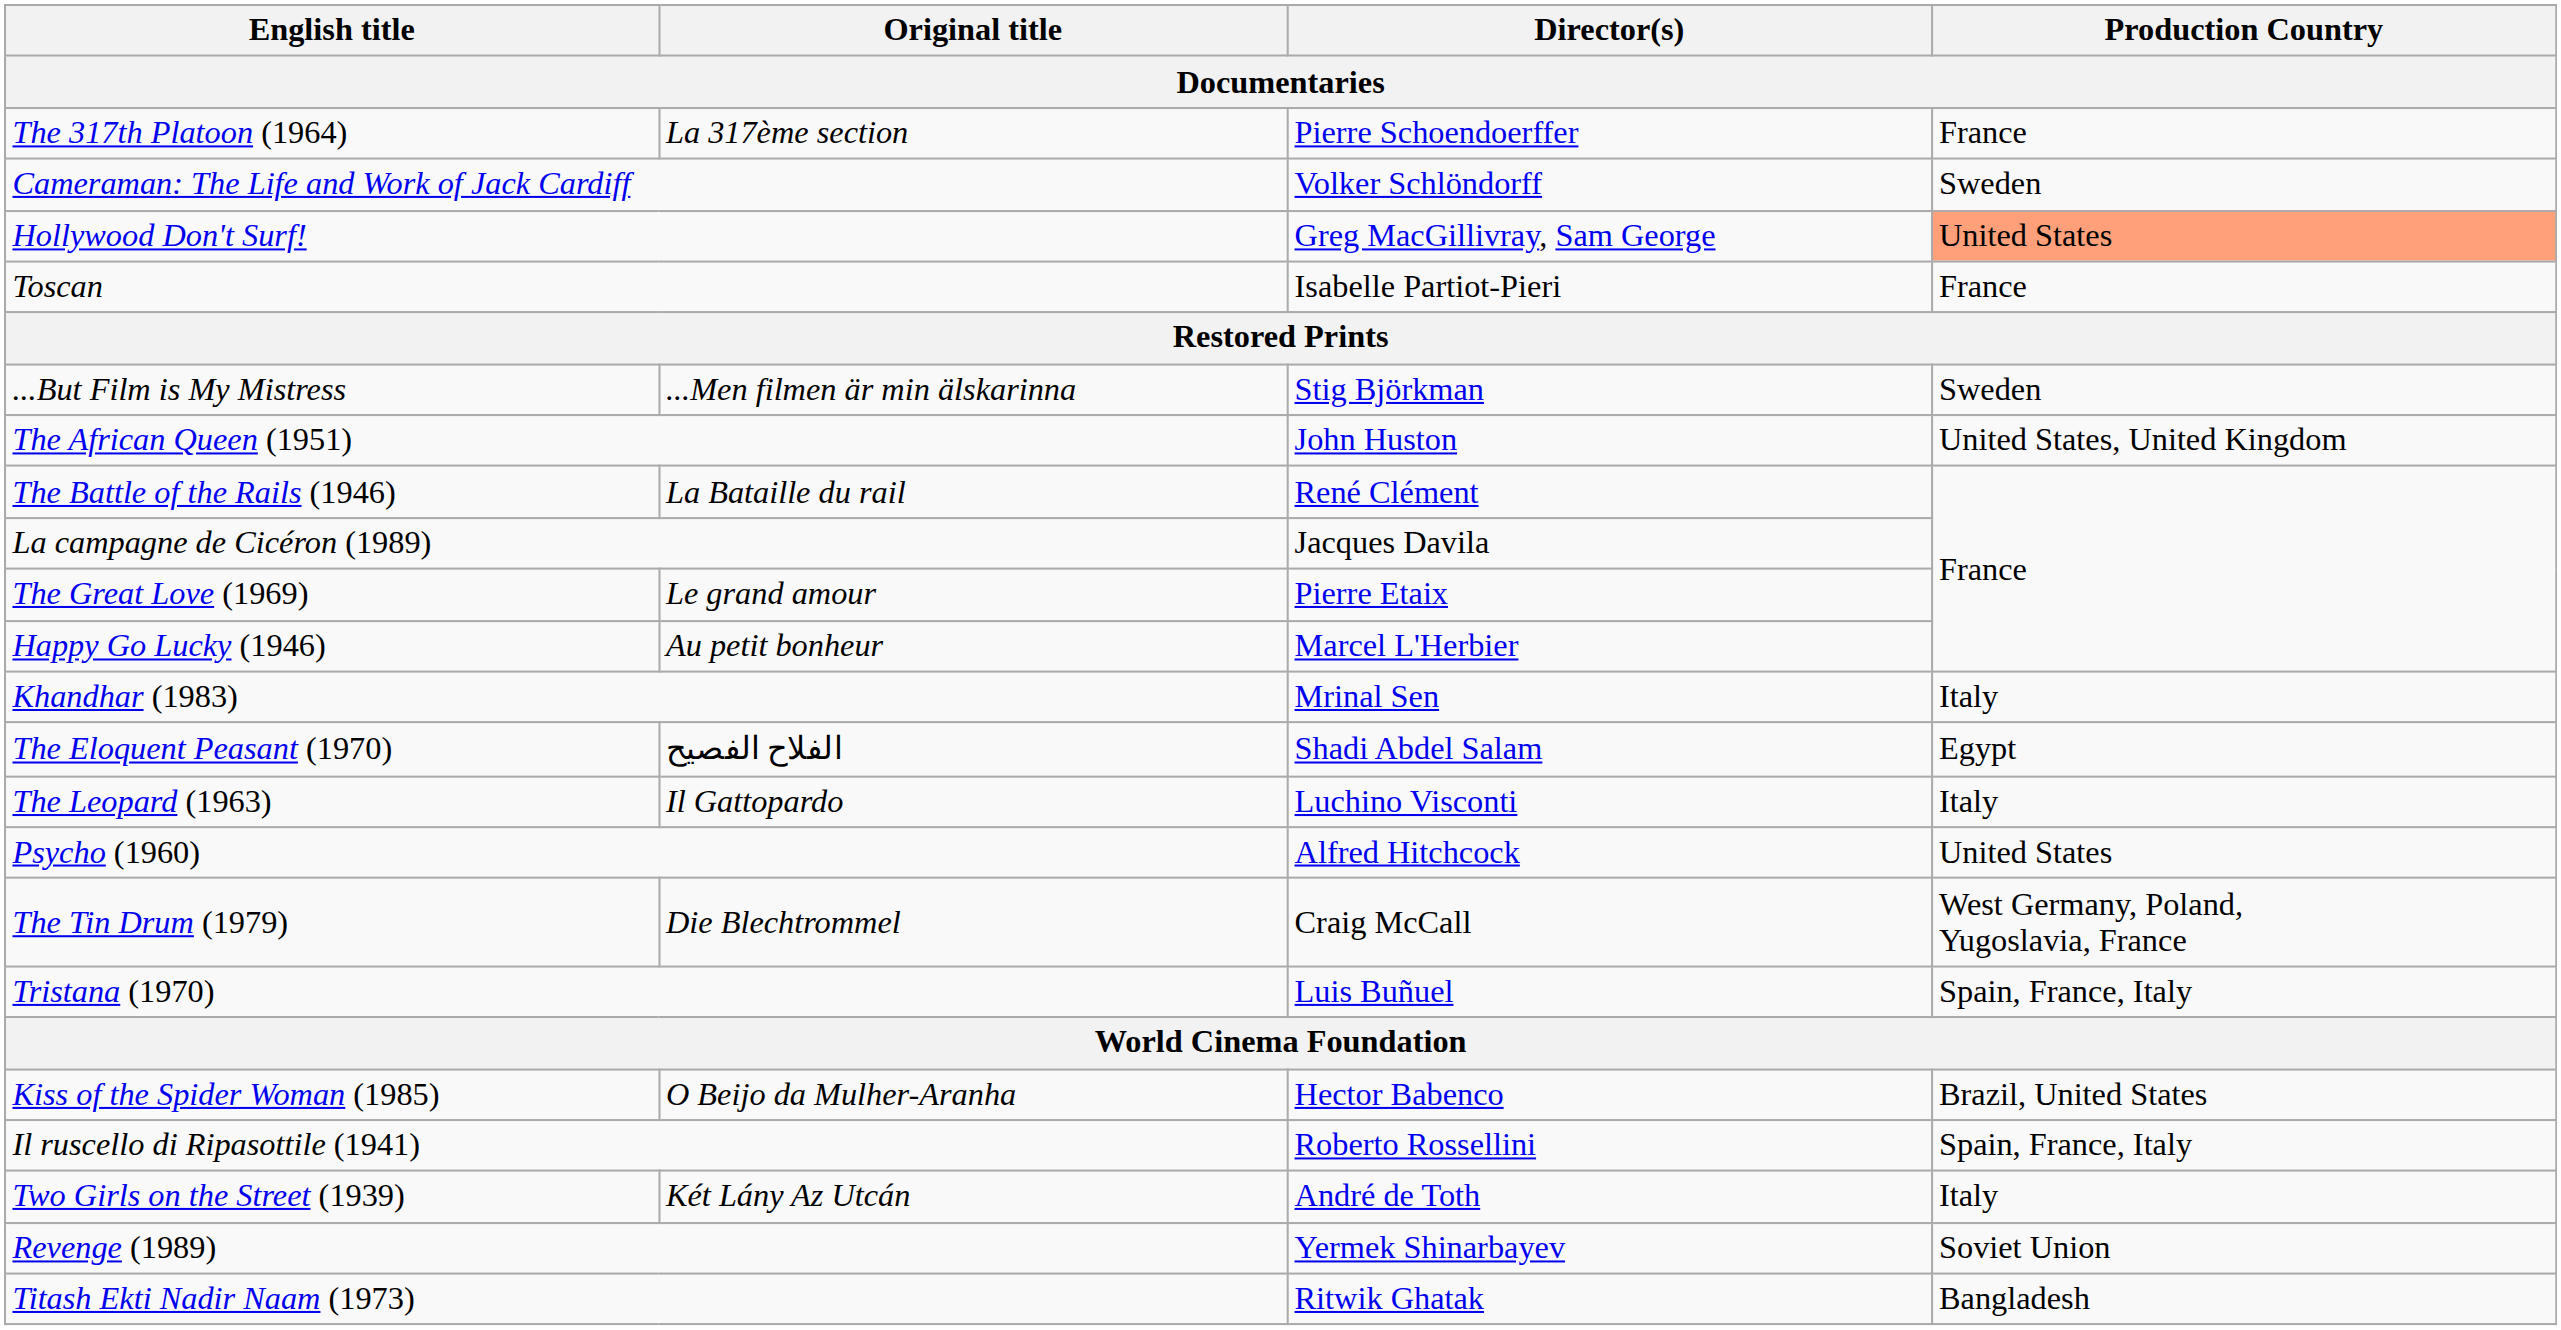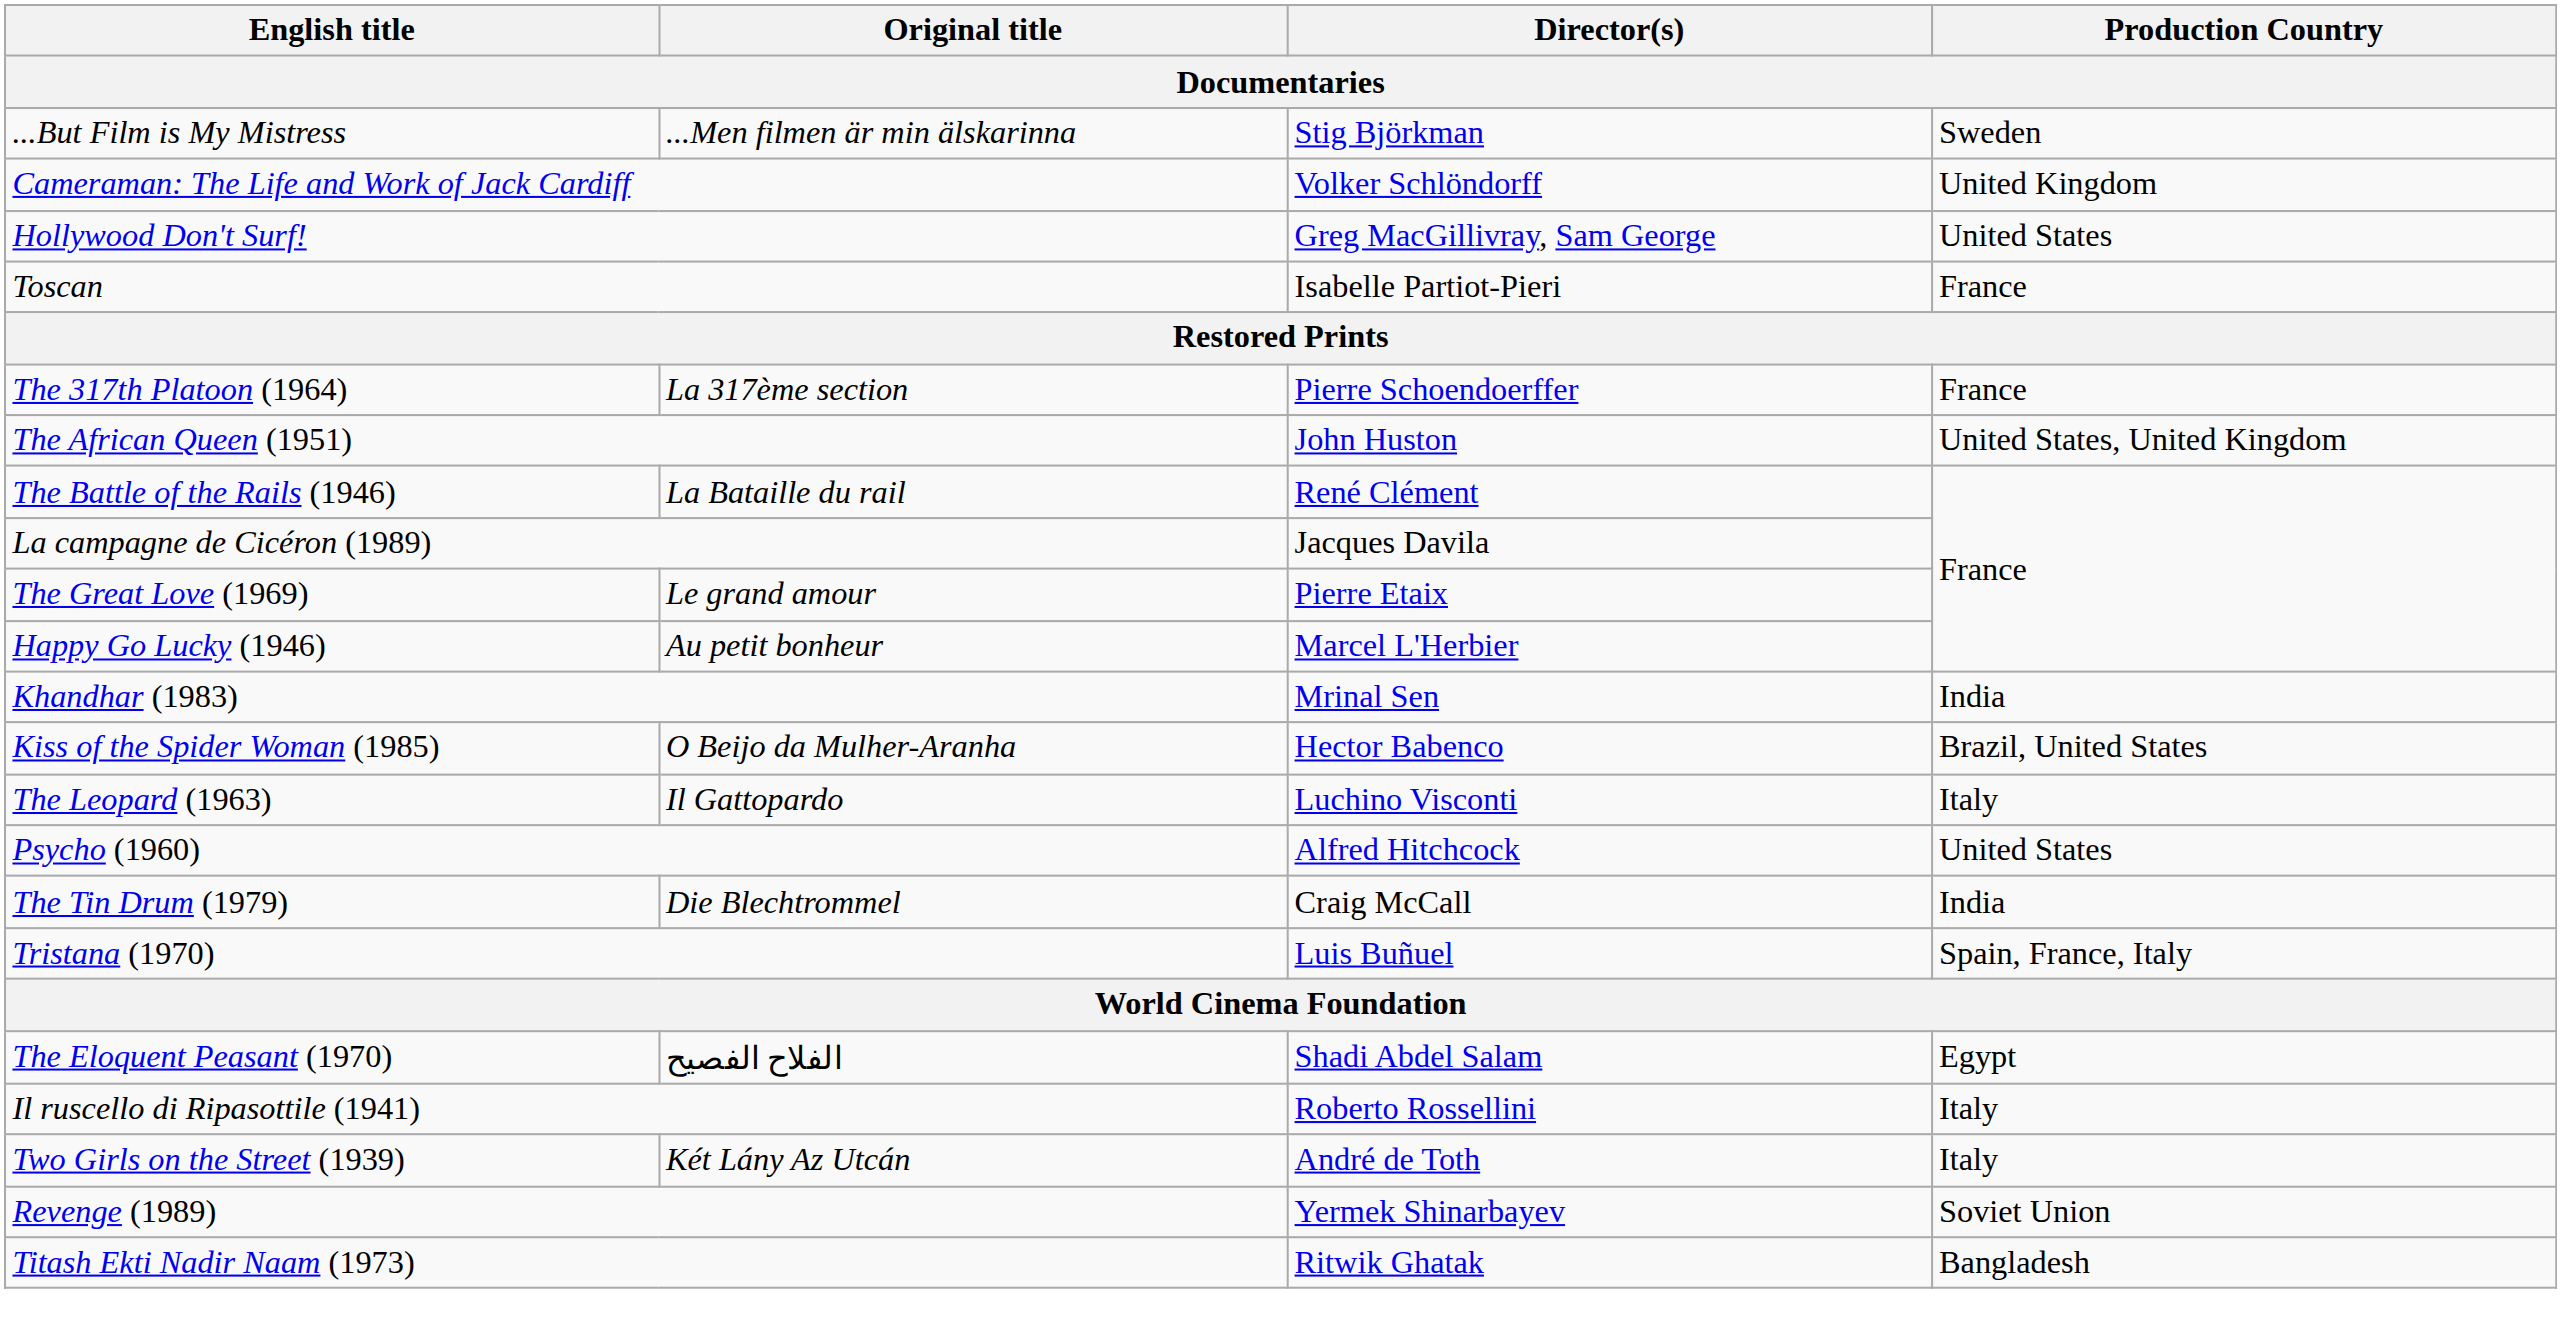rows swapped: (179, 388) <-> (180, 132)
(1990, 183) Sweden -> (2048, 183) United Kingdom
(2026, 235) lightsalmon background -> (2026, 235) no background
(1969, 696) Italy -> (1972, 696) India
rows swapped: (226, 1093) <-> (202, 748)
(2091, 921) West Germany, Poland, Yugoslavia, France -> (1972, 901) India
(2066, 1144) Spain, France, Italy -> (1969, 1108) Italy
